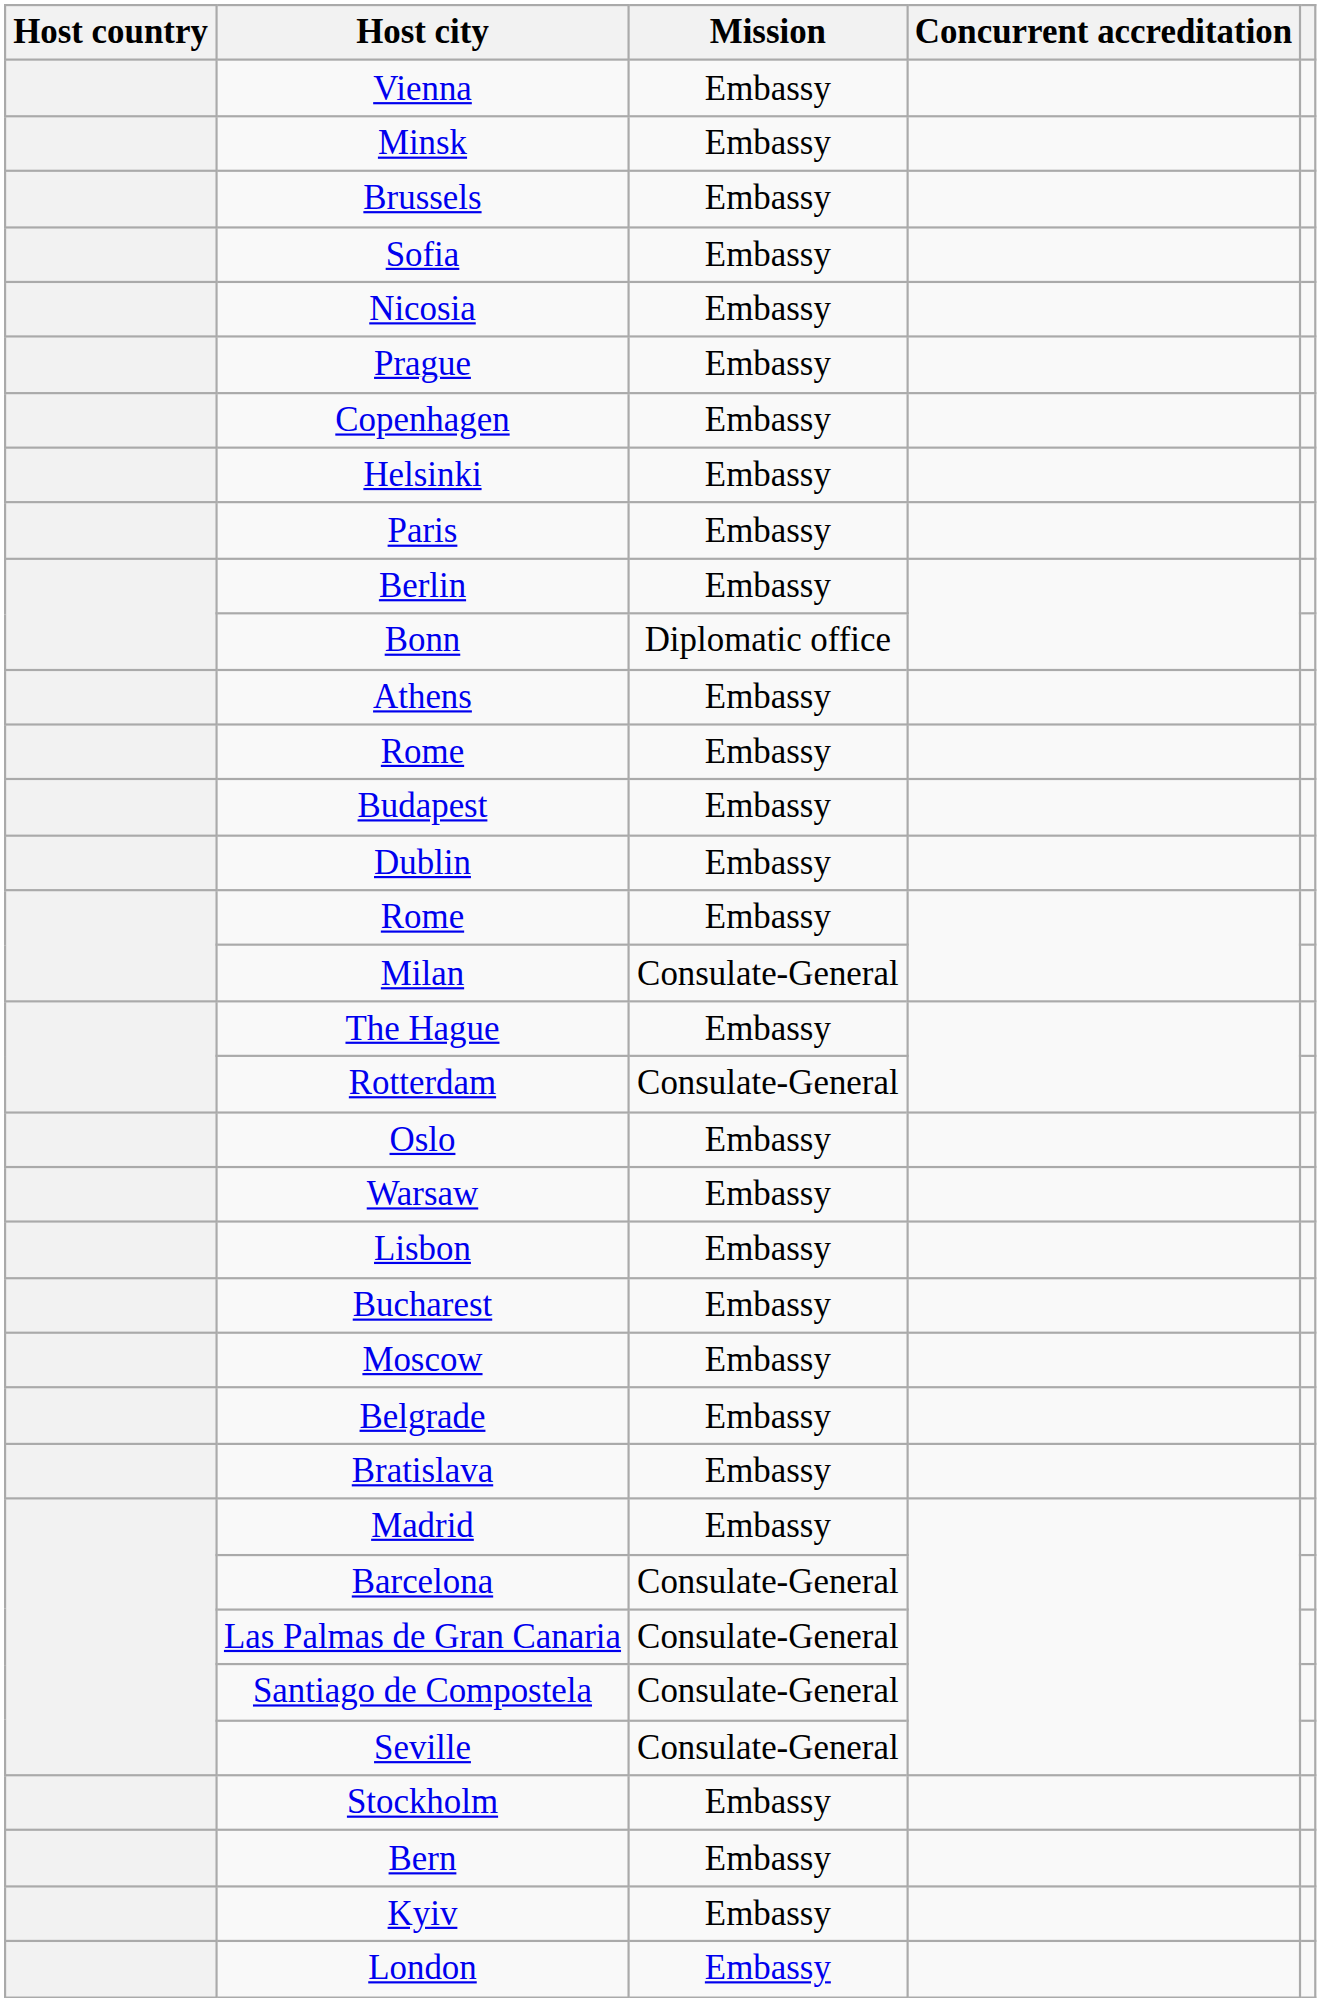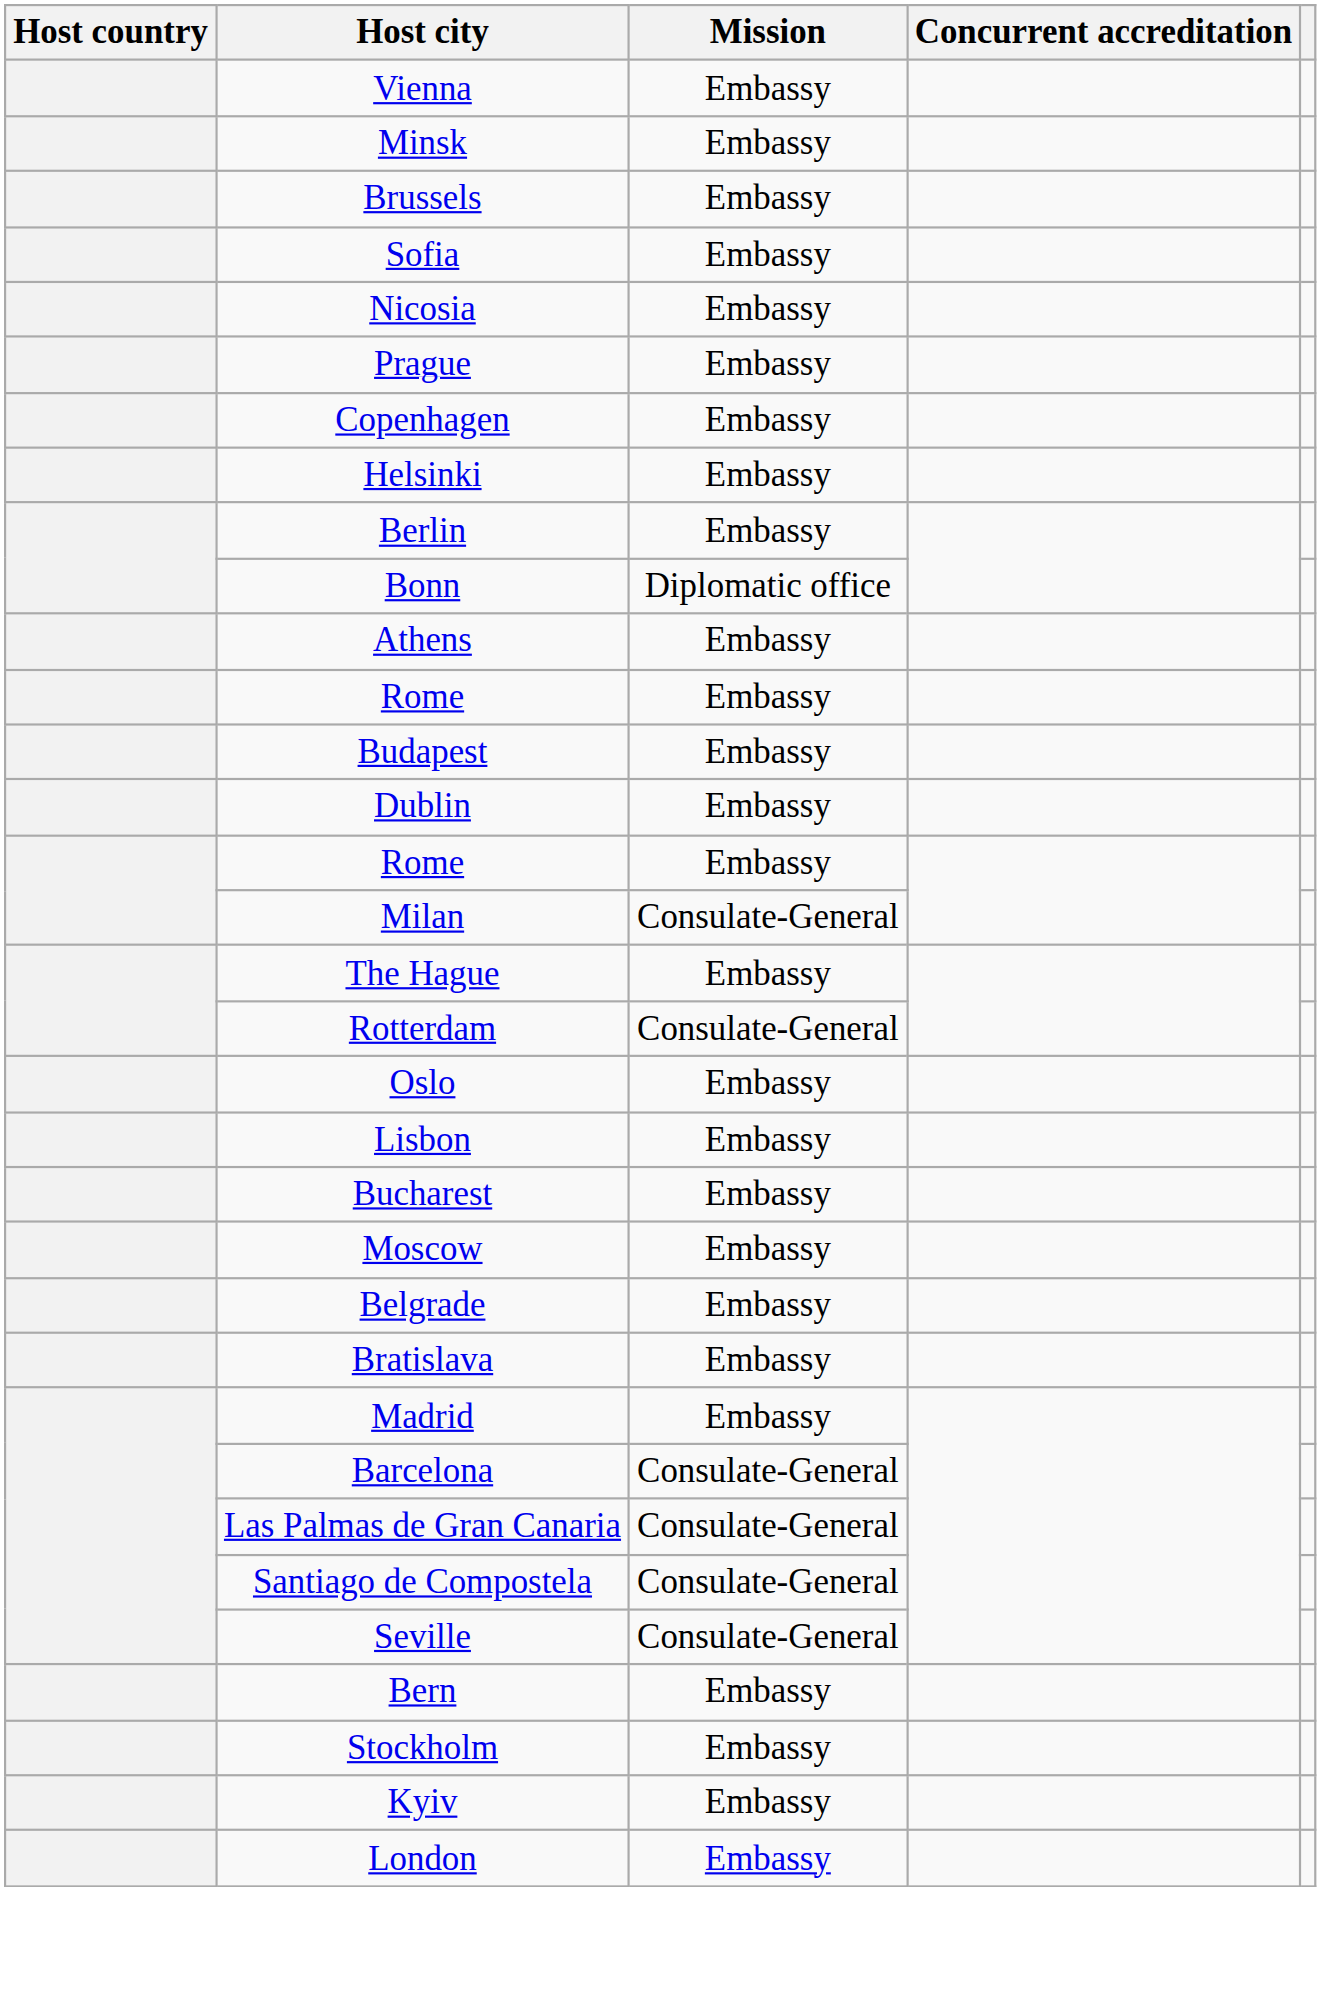- row: (422, 530)
- row: (422, 1193)
rows swapped: (422, 1802) <-> (422, 1857)
